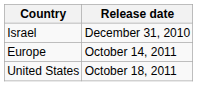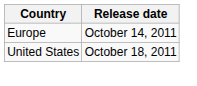- row: (22, 33)
